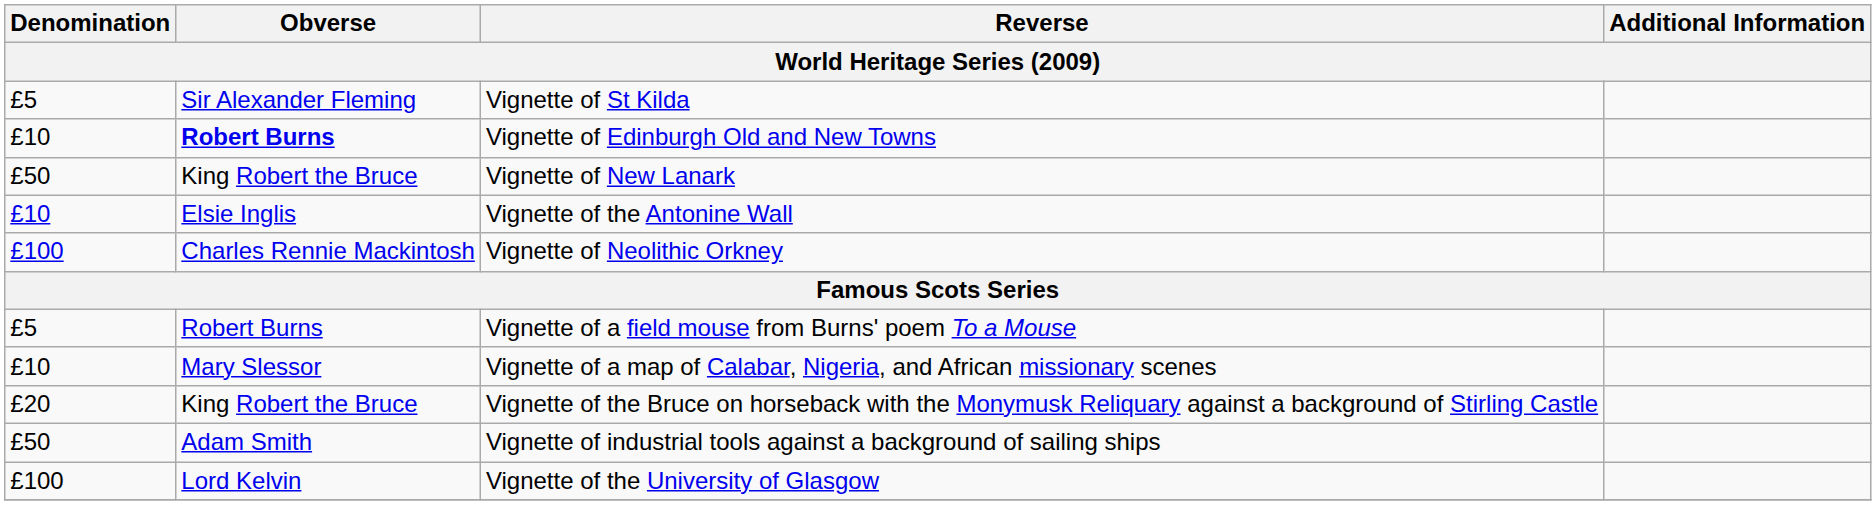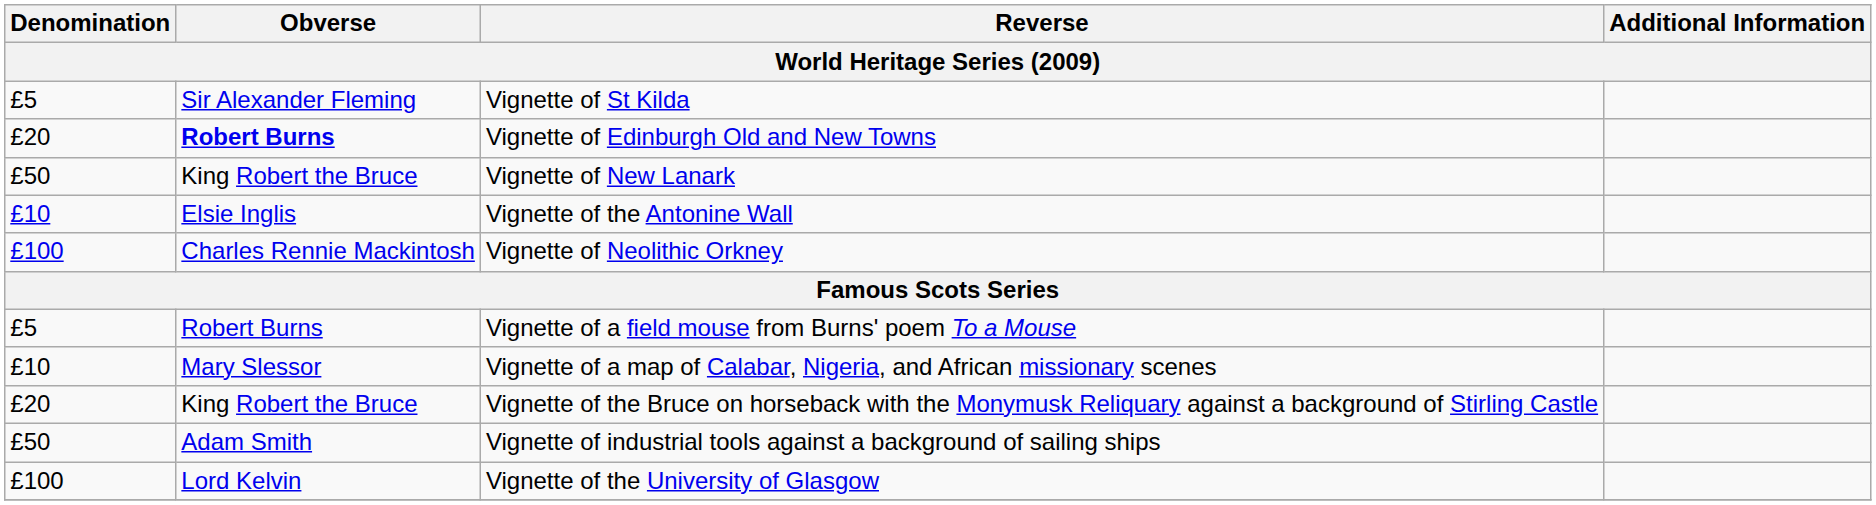(30, 137) £10 -> (30, 137) £20
